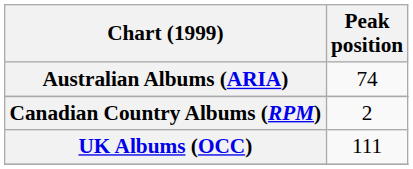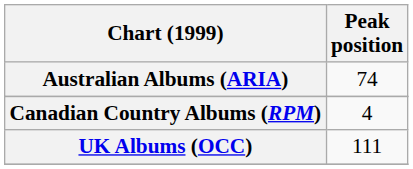(367, 112) 2 -> (367, 112) 4
